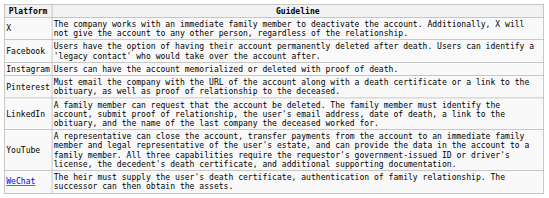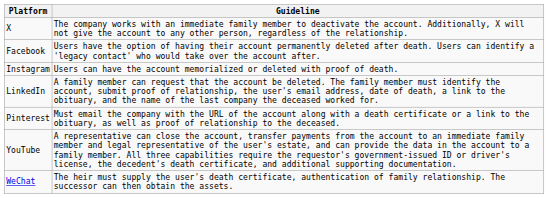rows swapped: (26, 114) <-> (28, 87)
